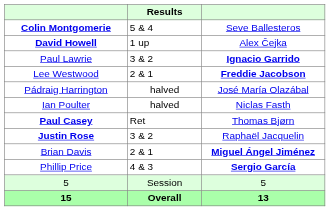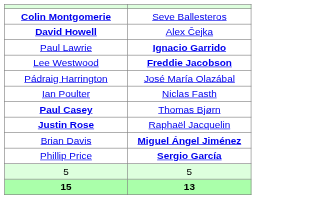- column: (165, 12)
